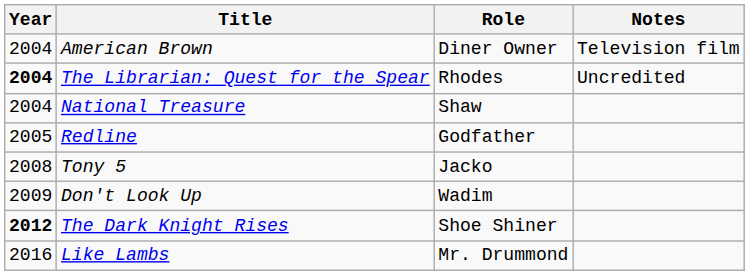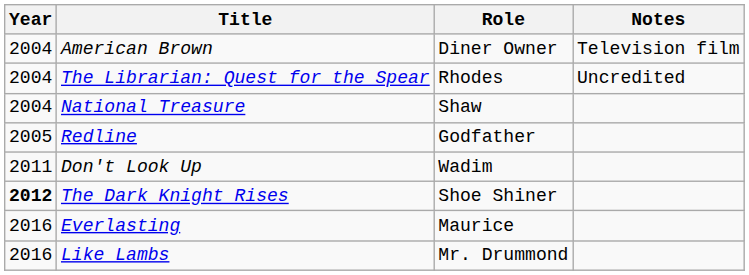(31, 78) bold -> (31, 78) normal
- row: (94, 167)
(31, 196) 2009 -> (31, 167) 2011
+ row: (121, 226)
